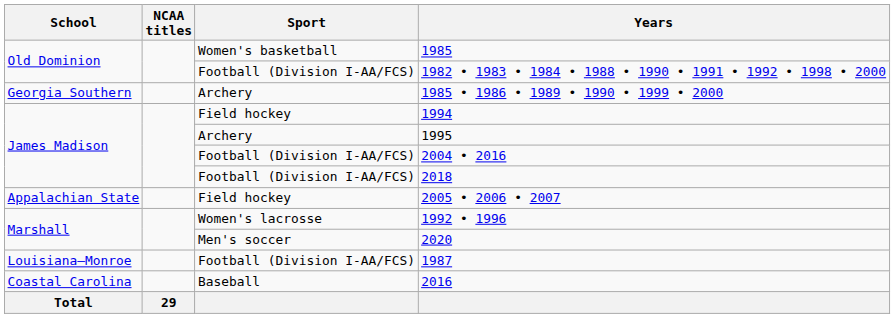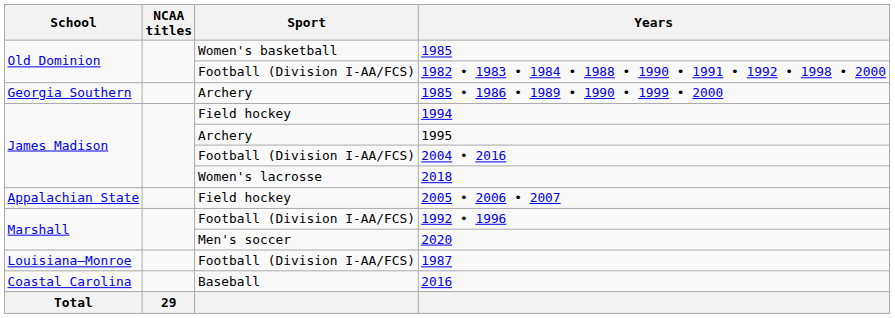(307, 177) Football (Division I-AA/FCS) -> (260, 177) Women's lacrosse
(260, 219) Women's lacrosse -> (307, 219) Football (Division I-AA/FCS)
